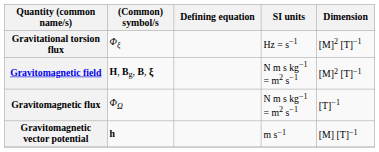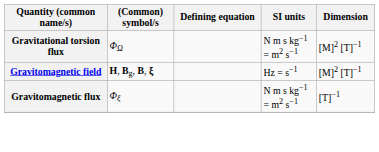(115, 44) Φξ -> (116, 46) ΦΩ
(281, 44) Hz = s−1 -> (286, 46) N m s kg−1 = m2 s−1
(286, 73) N m s kg−1 = m2 s−1 -> (281, 71) Hz = s−1
(116, 105) ΦΩ -> (115, 96) Φξ
- row: (56, 134)
